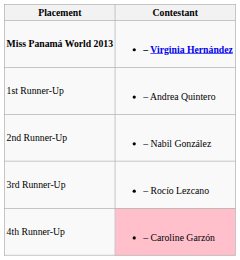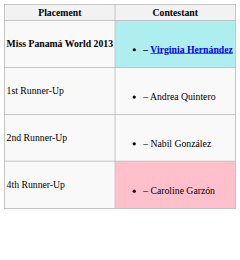(175, 50) no background -> (175, 50) paleturquoise background
- row: (36, 185)
